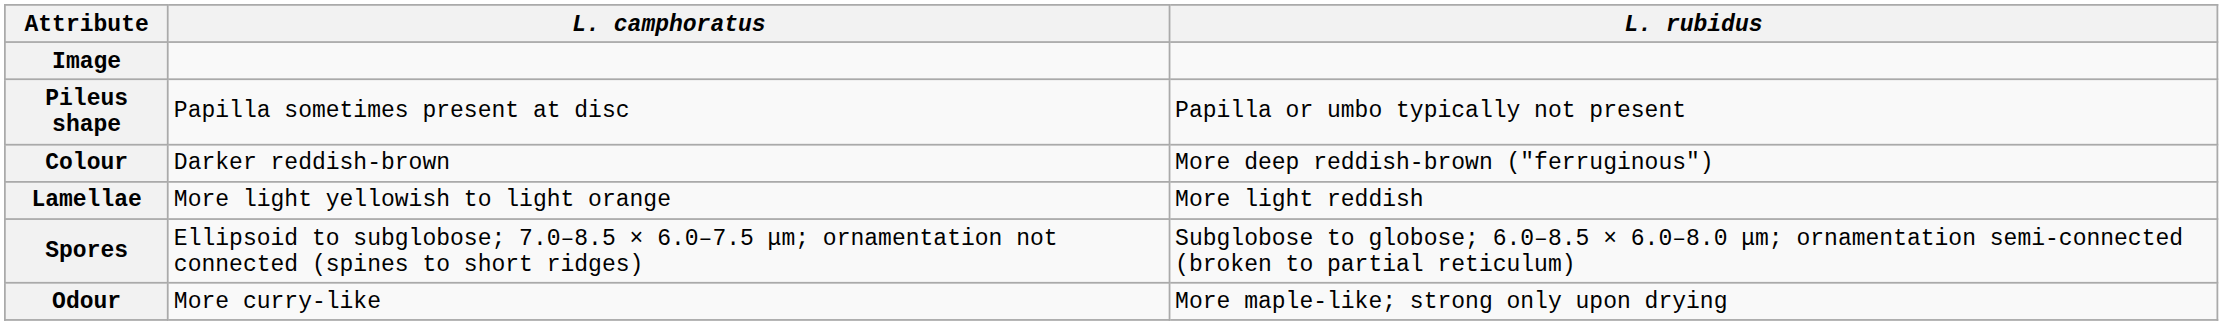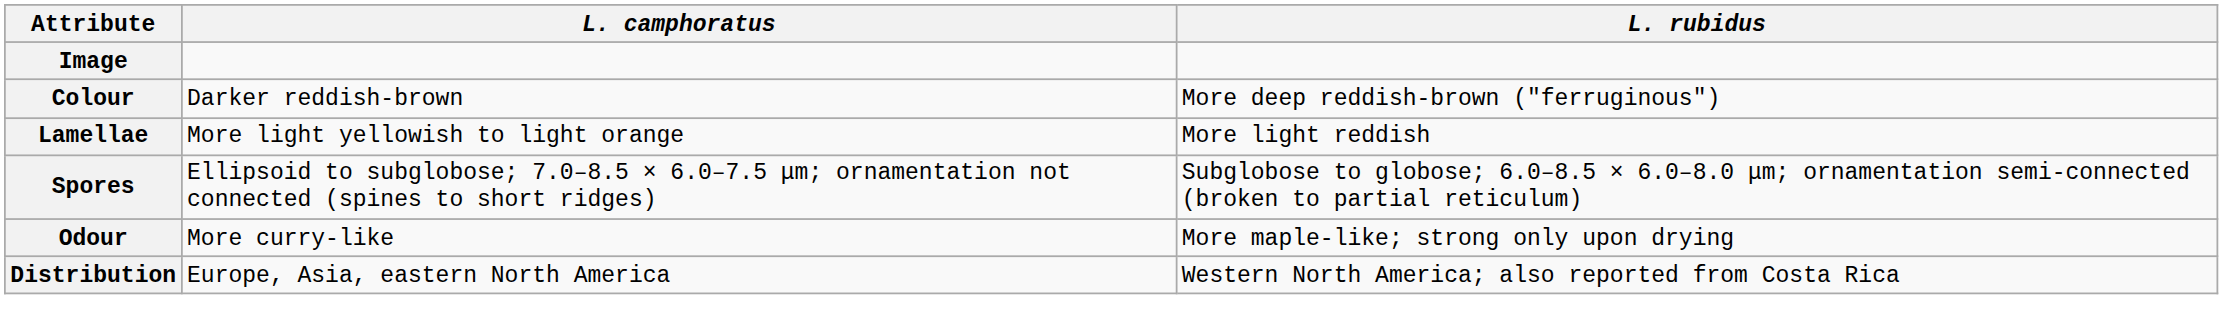- row: (87, 112)
+ row: (93, 275)
